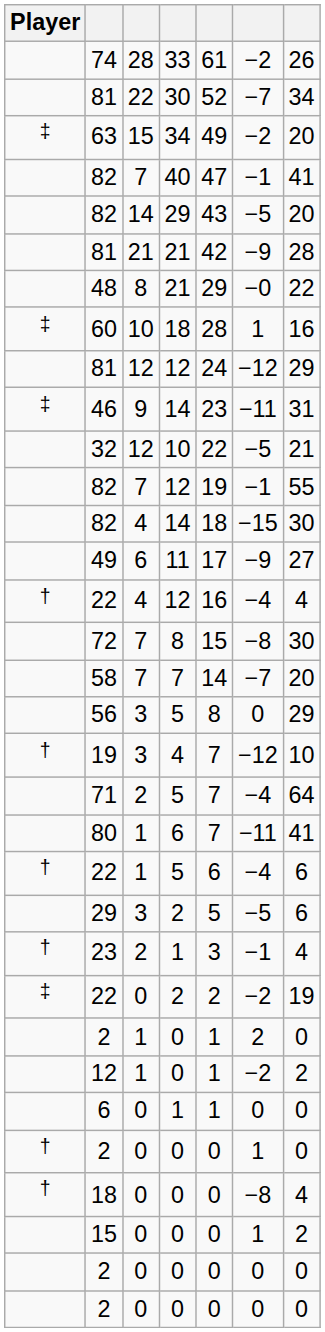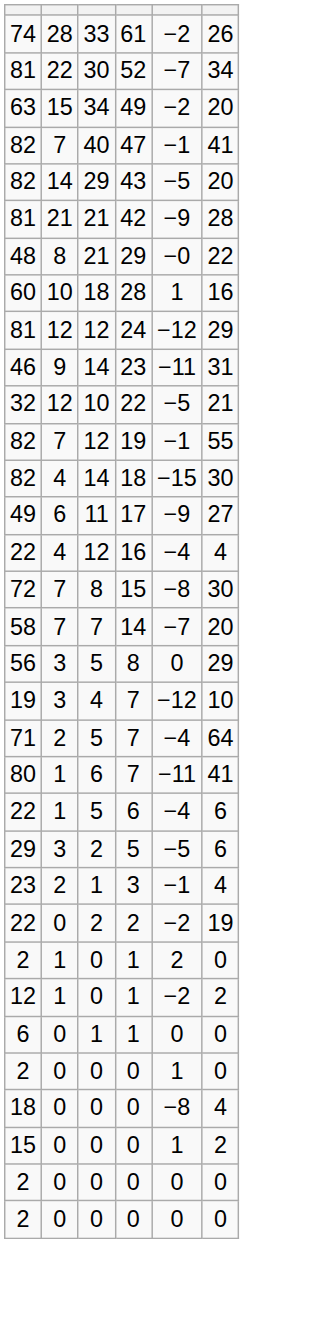- column: (45, 23)
